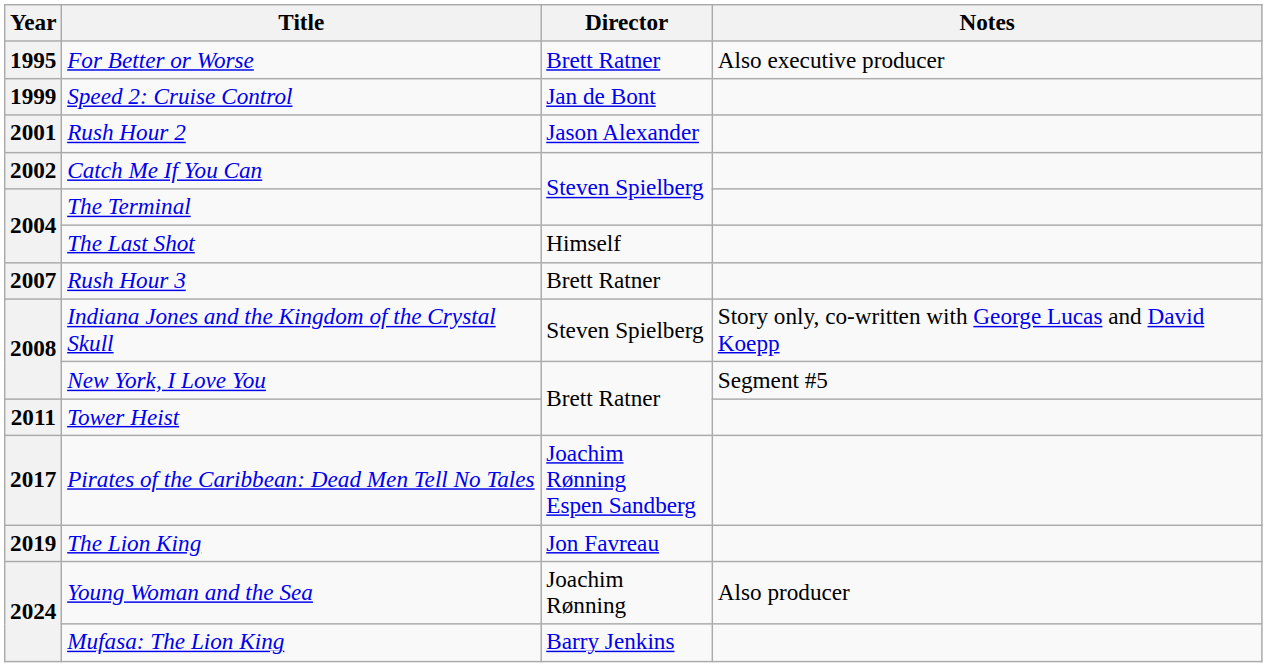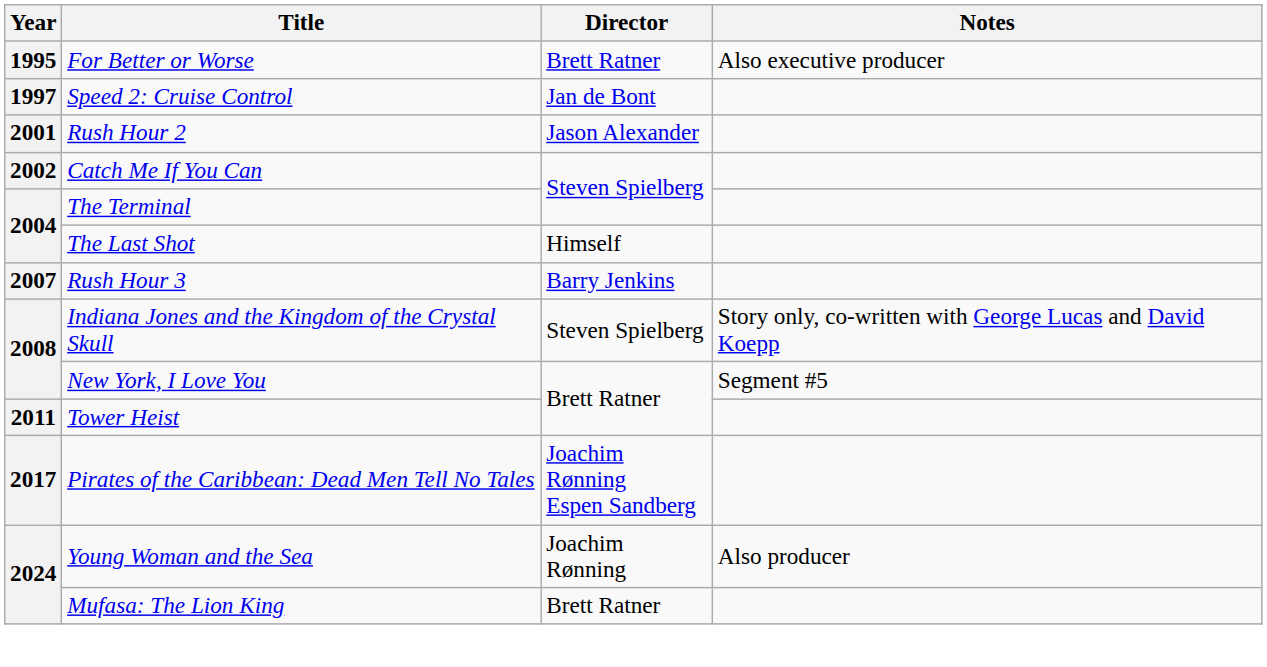(33, 96) 1999 -> (33, 96) 1997
(603, 280) Brett Ratner -> (610, 280) Barry Jenkins
- row: (134, 542)
(610, 642) Barry Jenkins -> (603, 605) Brett Ratner
